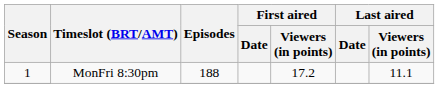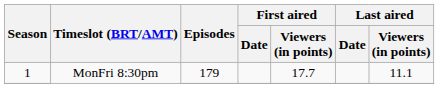(209, 72) 188 -> (209, 72) 179
(303, 72) 17.2 -> (303, 72) 17.7
